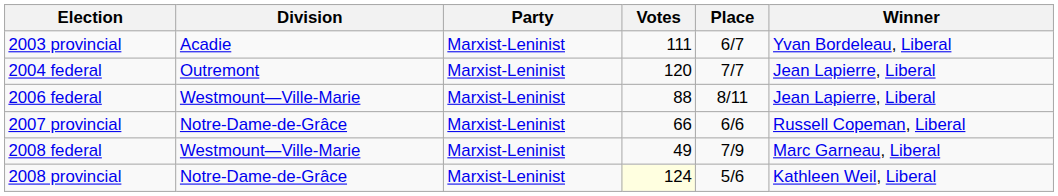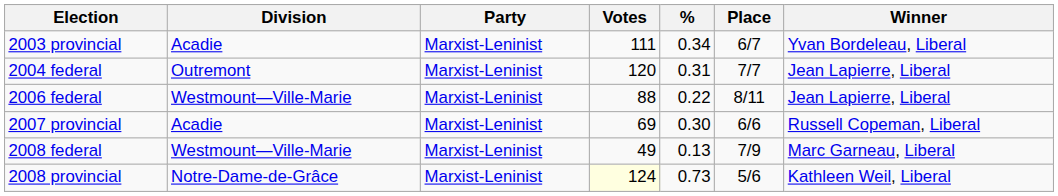+ column: (687, 17)
(263, 124) Notre-Dame-de-Grâce -> (197, 124) Acadie
(683, 124) 66 -> (647, 124) 69
